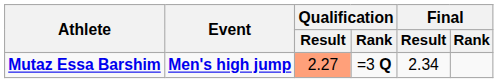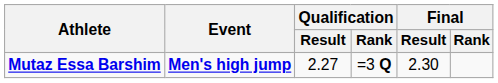(323, 66) lightsalmon background -> (323, 66) no background
(424, 66) 2.34 -> (424, 66) 2.30
